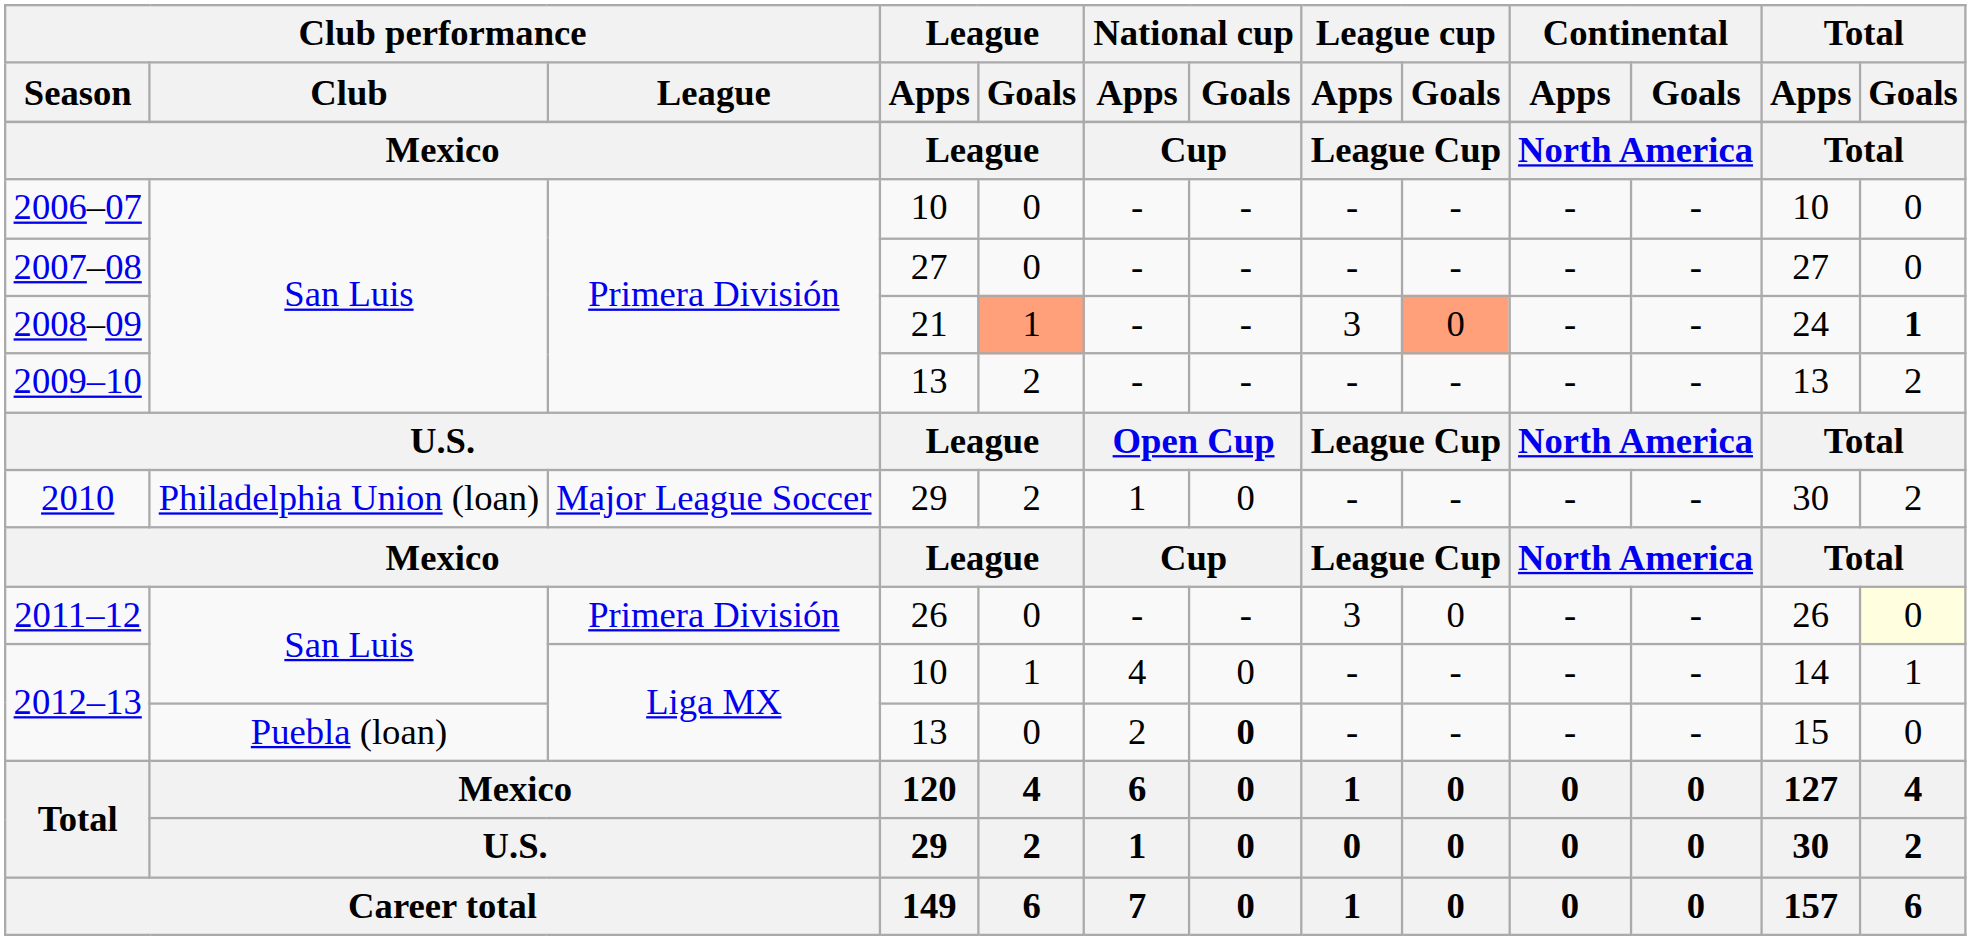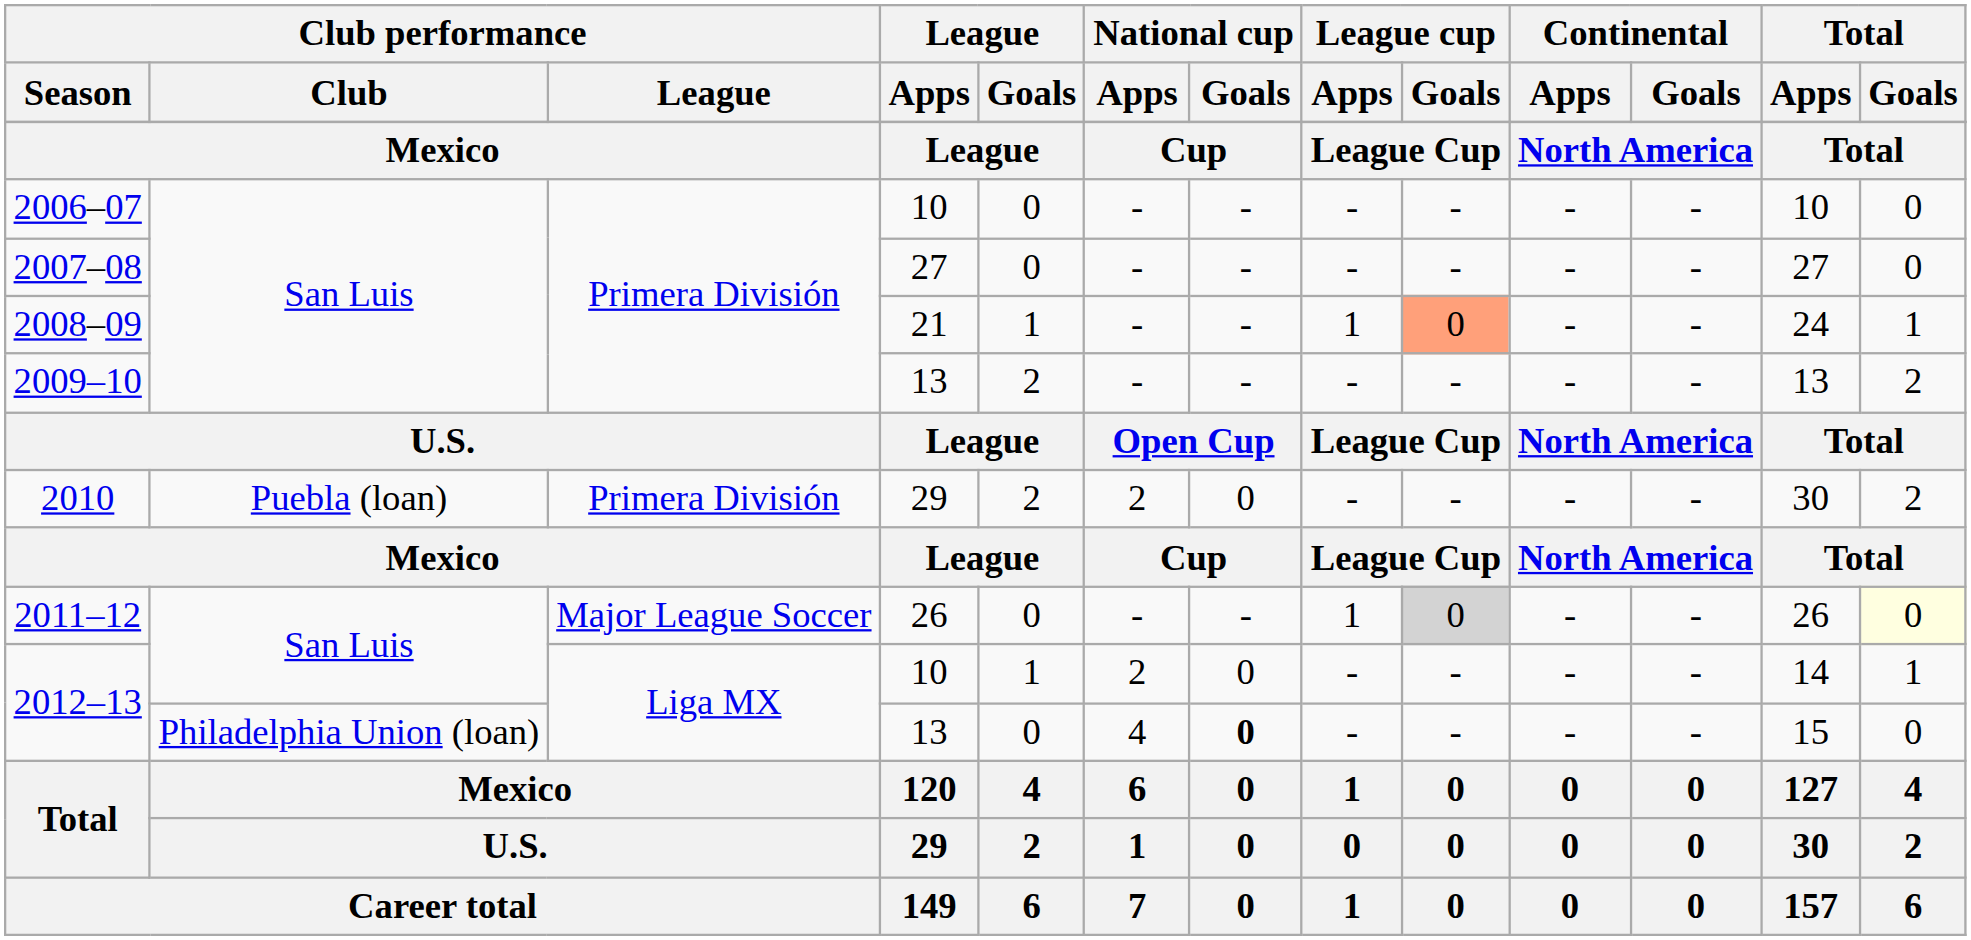(1032, 324) lightsalmon background -> (1032, 324) no background
(1352, 324) 3 -> (1352, 324) 1
(1913, 324) bold -> (1913, 324) normal
(349, 498) Philadelphia Union (loan) -> (349, 498) Puebla (loan)
(714, 498) Major League Soccer -> (714, 498) Primera División
(1137, 498) 1 -> (1137, 498) 2
(714, 614) Primera División -> (714, 614) Major League Soccer
(1352, 614) 3 -> (1352, 614) 1
(1456, 614) no background -> (1456, 614) lightgrey background
(1137, 672) 4 -> (1137, 672) 2
(349, 730) Puebla (loan) -> (349, 730) Philadelphia Union (loan)
(1137, 730) 2 -> (1137, 730) 4
